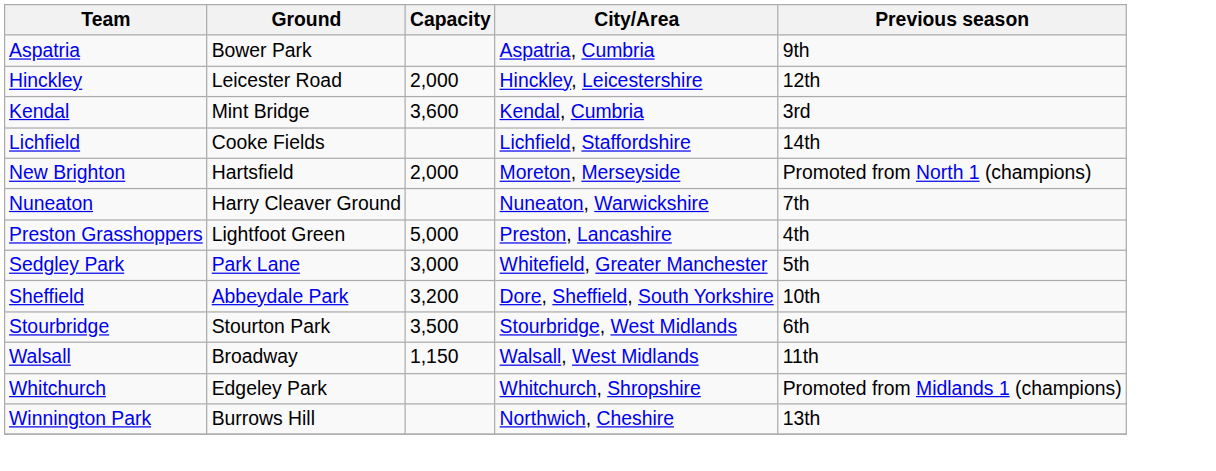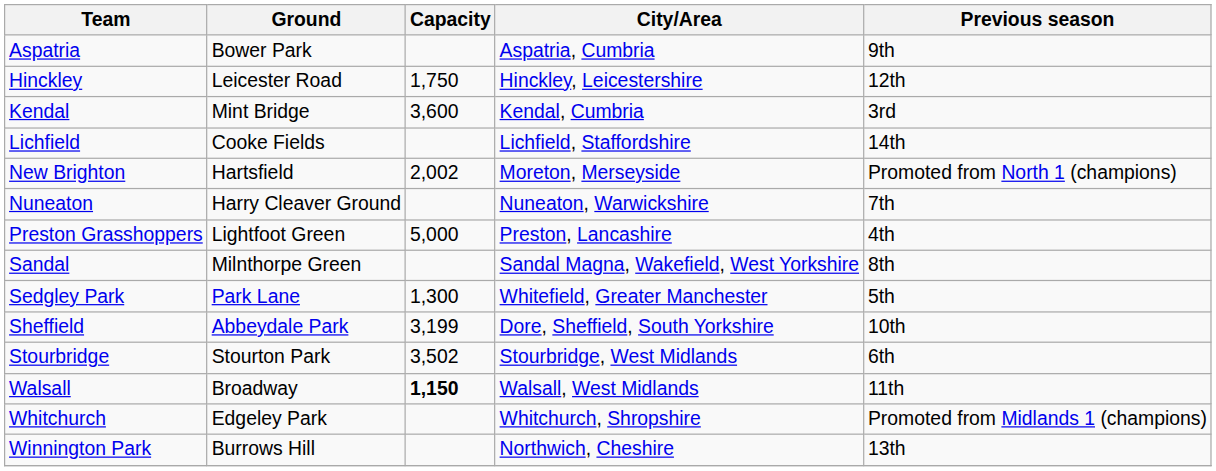(434, 81) 2,000 -> (434, 81) 1,750
(434, 173) 2,000 -> (434, 173) 2,002
+ row: (39, 265)
(434, 265) 3,000 -> (434, 296) 1,300
(434, 296) 3,200 -> (434, 326) 3,199
(434, 326) 3,500 -> (434, 357) 3,502
(434, 357) normal -> (434, 388) bold
